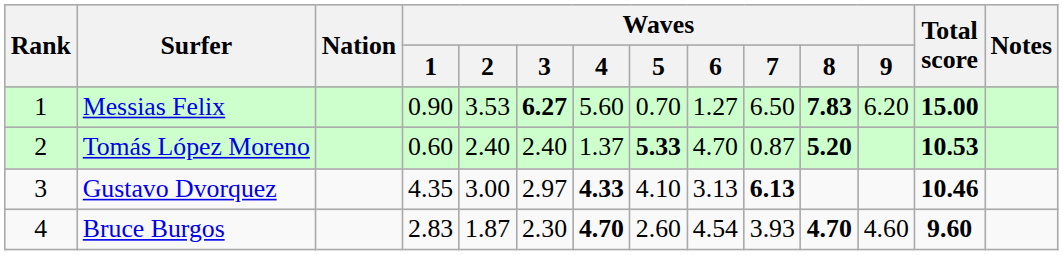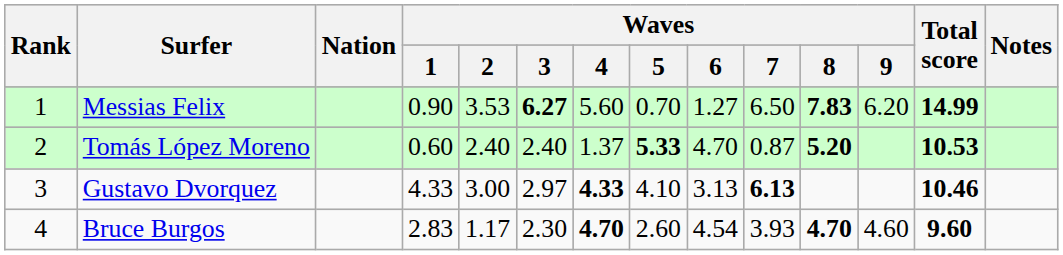(950, 106) 15.00 -> (950, 106) 14.99
(431, 188) 4.35 -> (431, 188) 4.33
(488, 229) 1.87 -> (488, 229) 1.17
